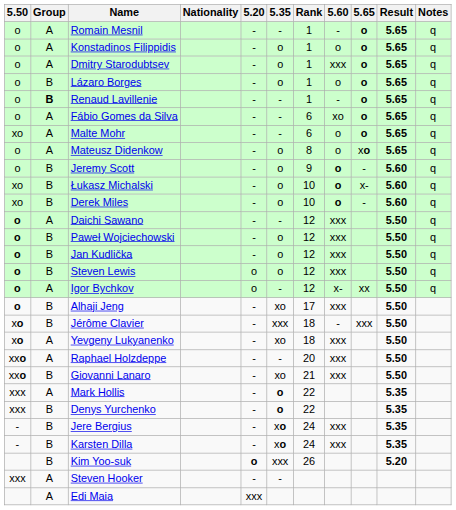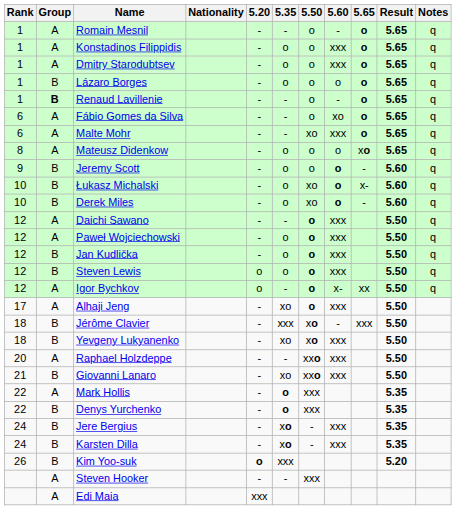columns swapped: (309, 13) <-> (17, 13)
(338, 47) o -> (338, 47) xxx
(338, 133) o -> (338, 133) xxx
(49, 237) B -> (55, 237) A
(49, 306) B -> (55, 306) A
(49, 340) A -> (55, 340) B
